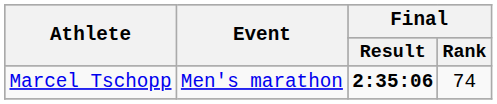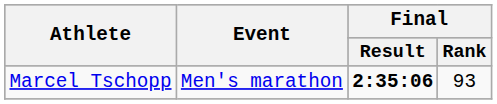(464, 82) 74 -> (464, 82) 93
